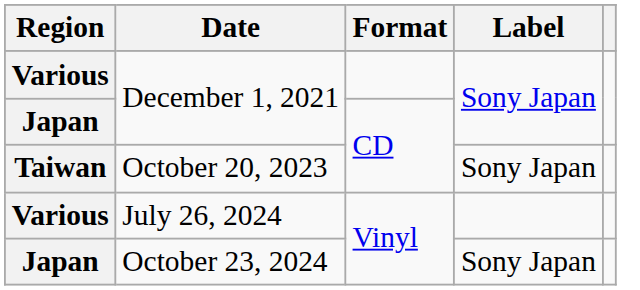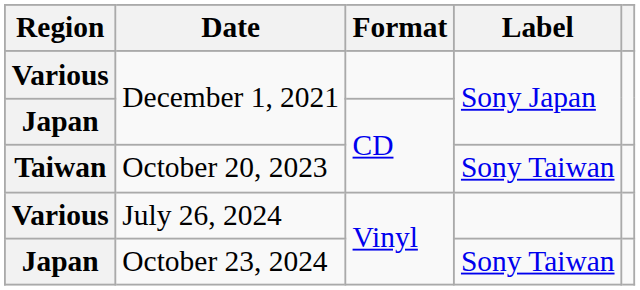(528, 167) Sony Japan -> (538, 167) Sony Taiwan
(528, 261) Sony Japan -> (538, 261) Sony Taiwan
